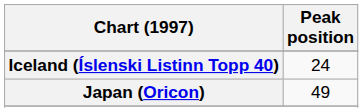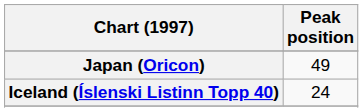rows swapped: (144, 65) <-> (144, 92)
